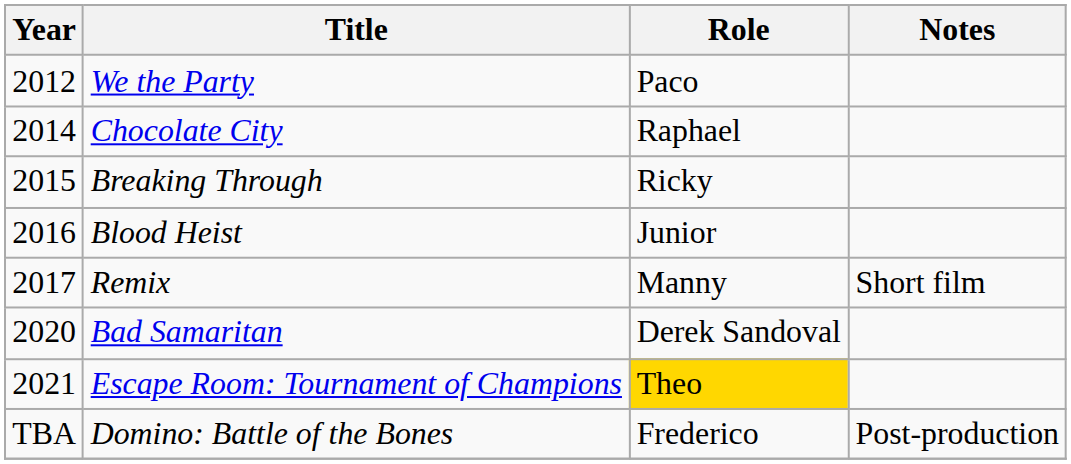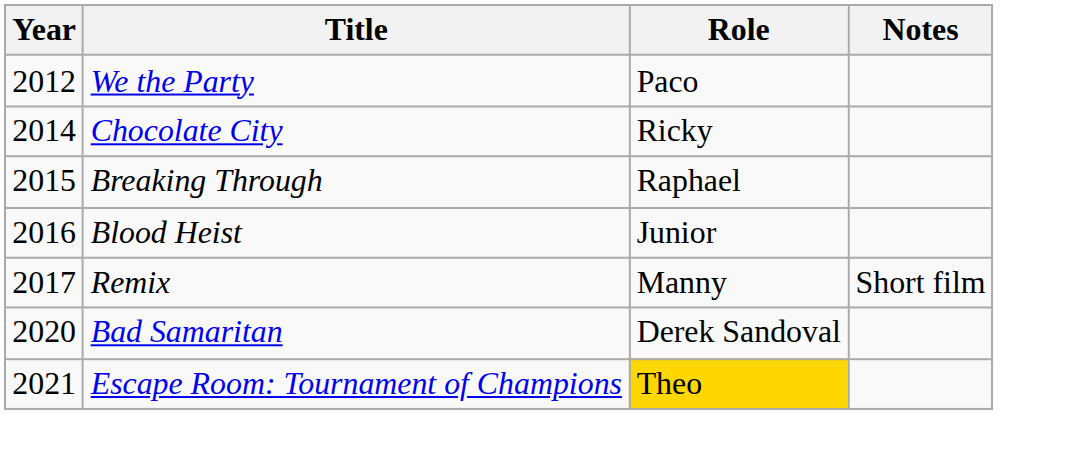(689, 130) Raphael -> (675, 130) Ricky
(675, 181) Ricky -> (689, 181) Raphael
- row: (272, 433)
